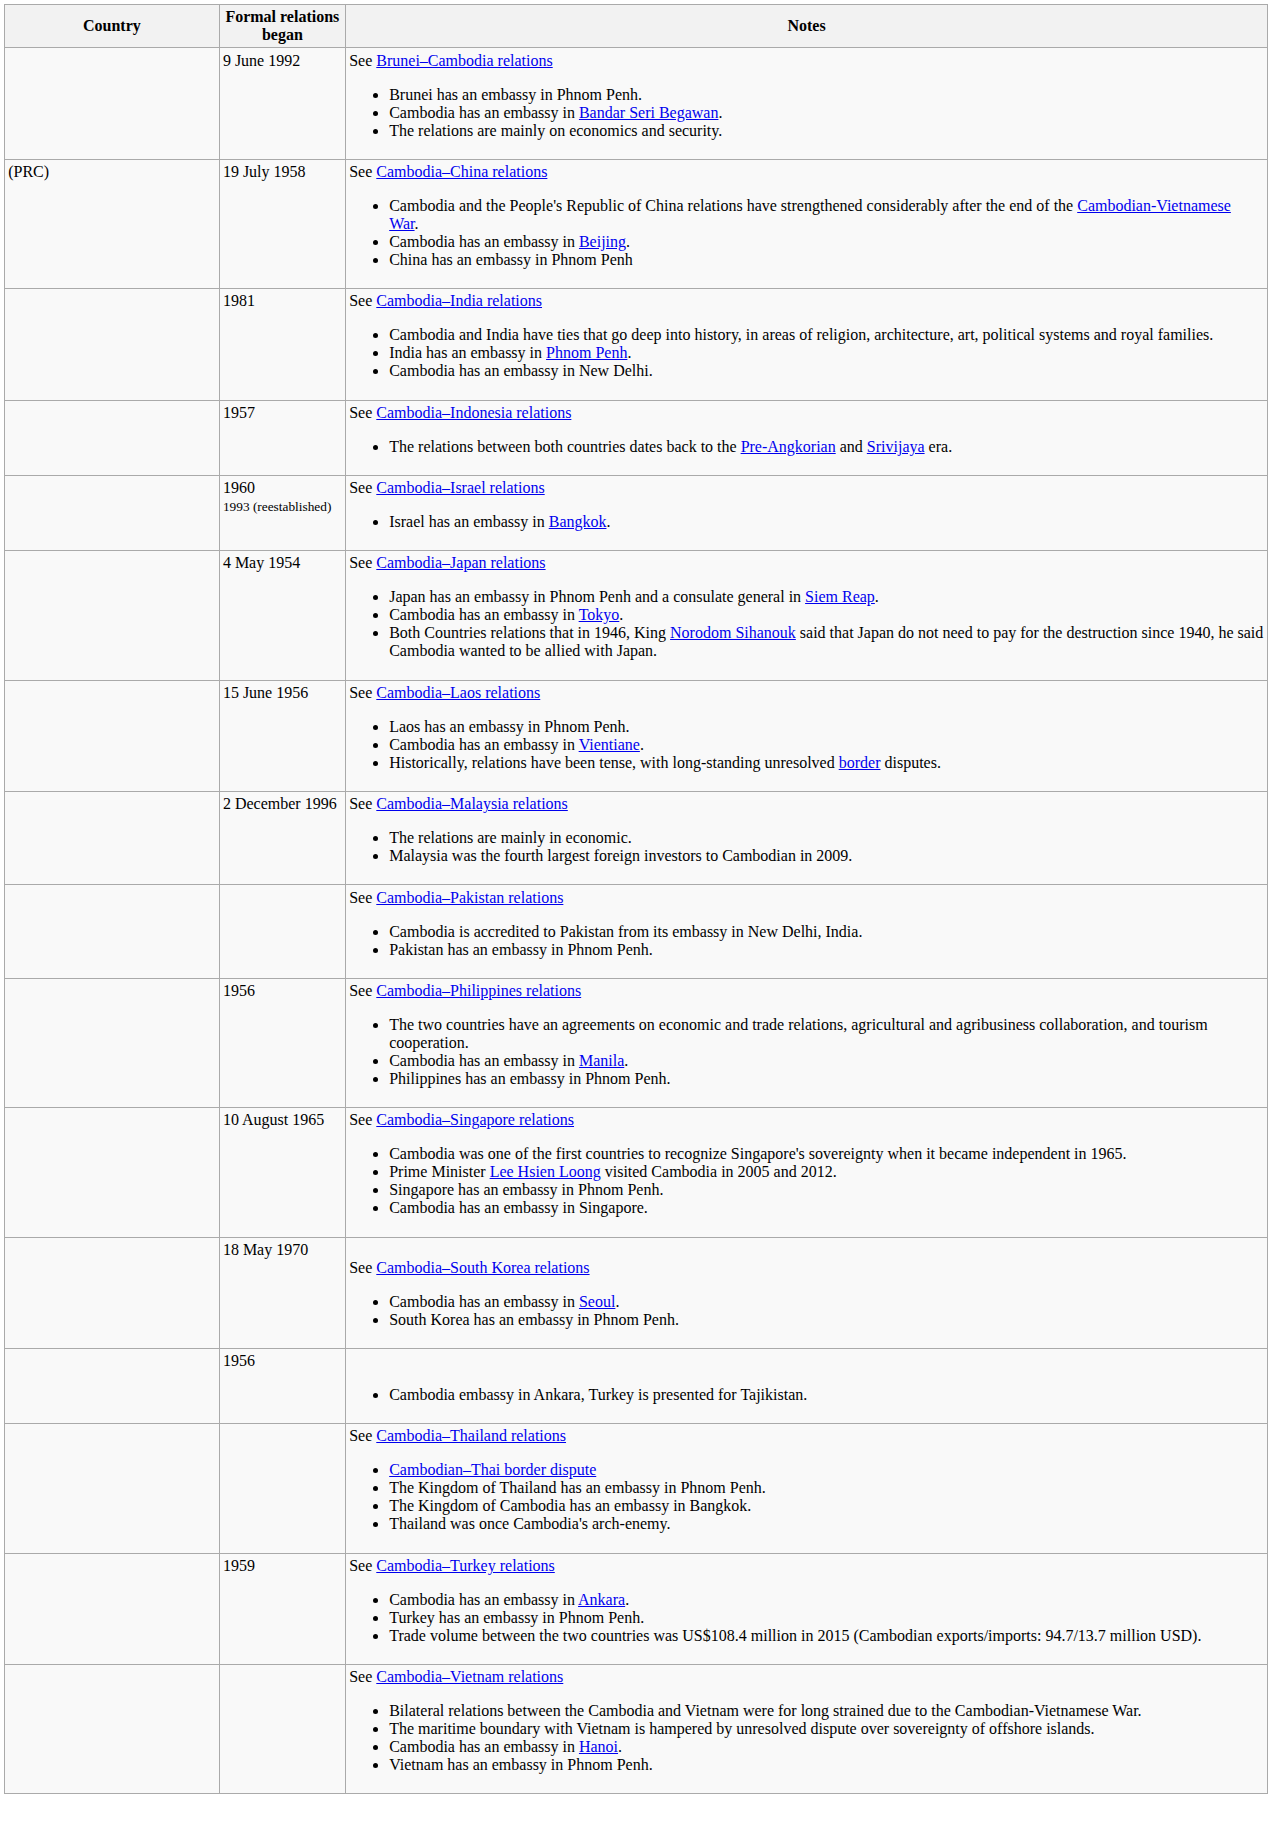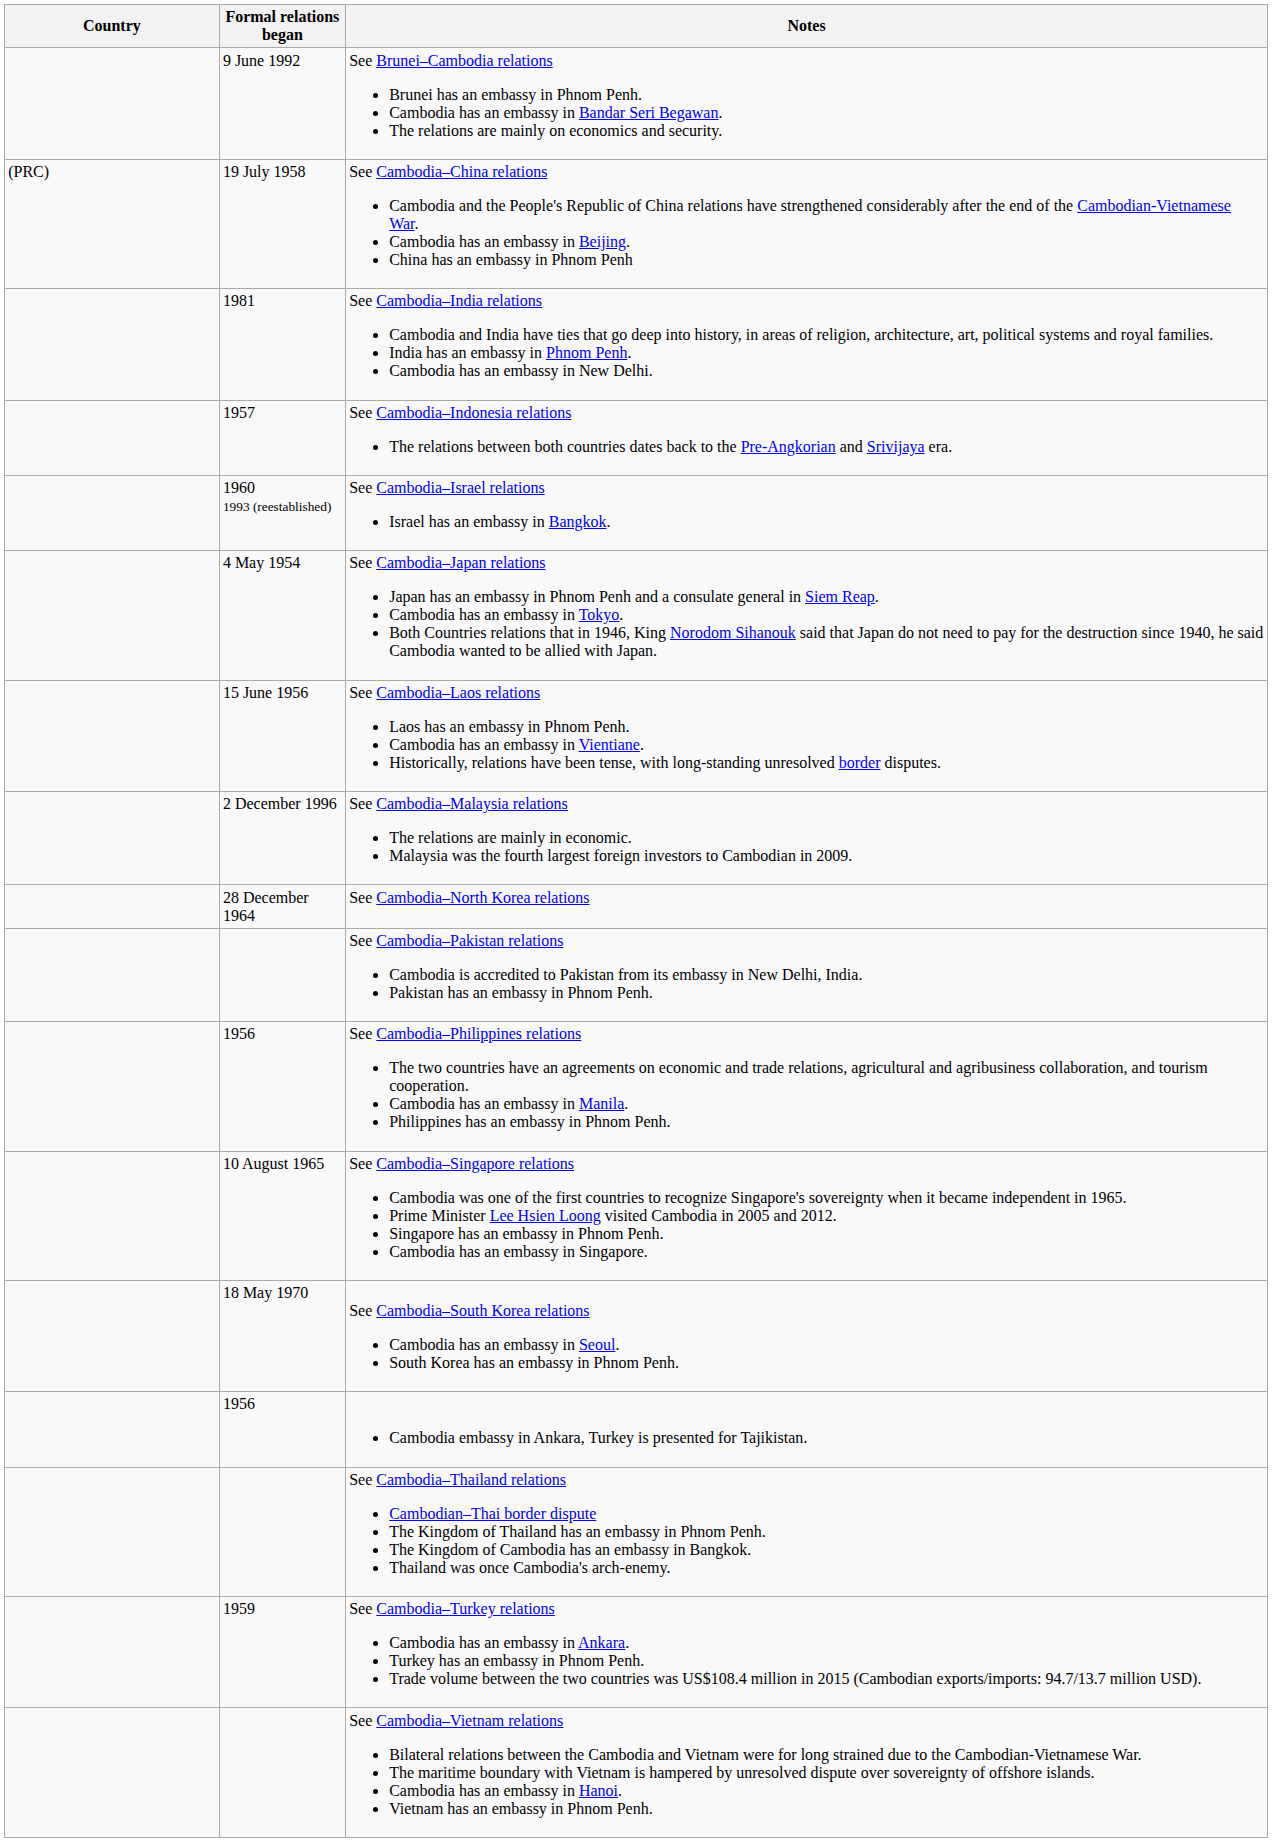+ row: (469, 897)
